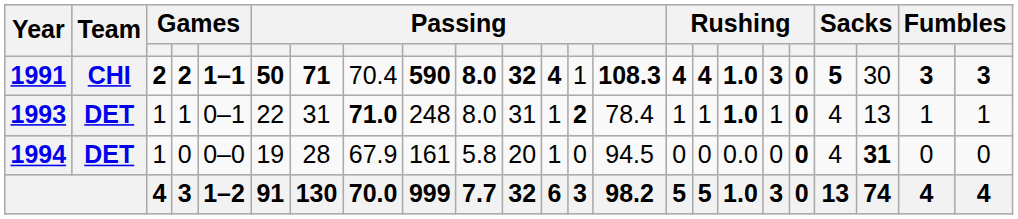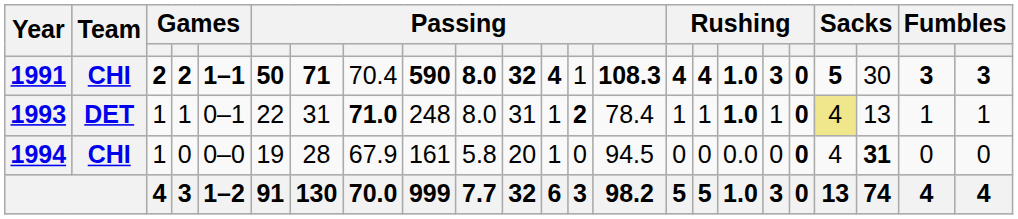(835, 114) no background -> (835, 114) khaki background
(109, 154) DET -> (109, 154) CHI
